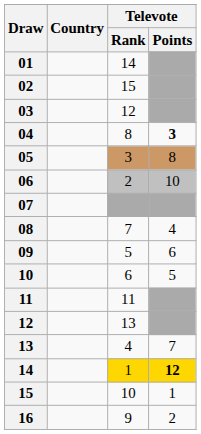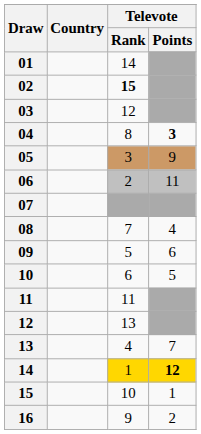(128, 87) normal -> (128, 87) bold
(172, 157) 8 -> (172, 157) 9
(172, 181) 10 -> (172, 181) 11
